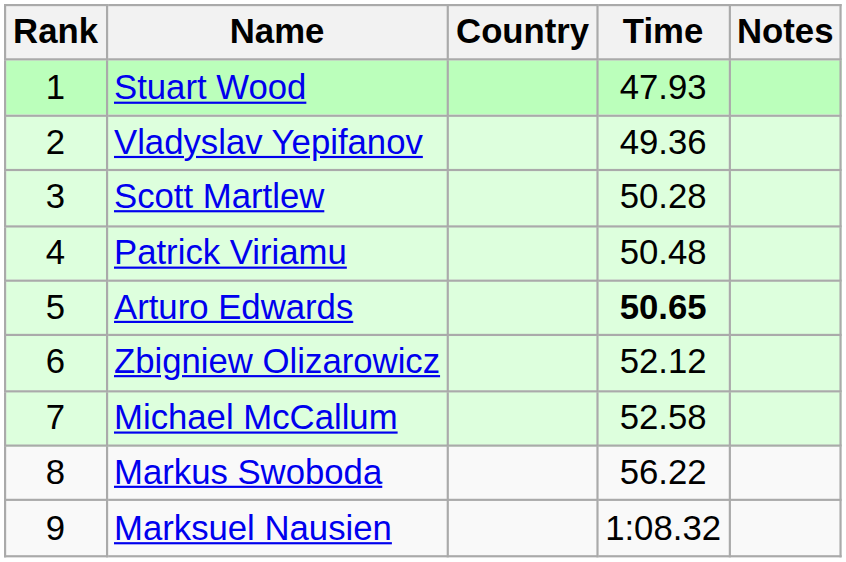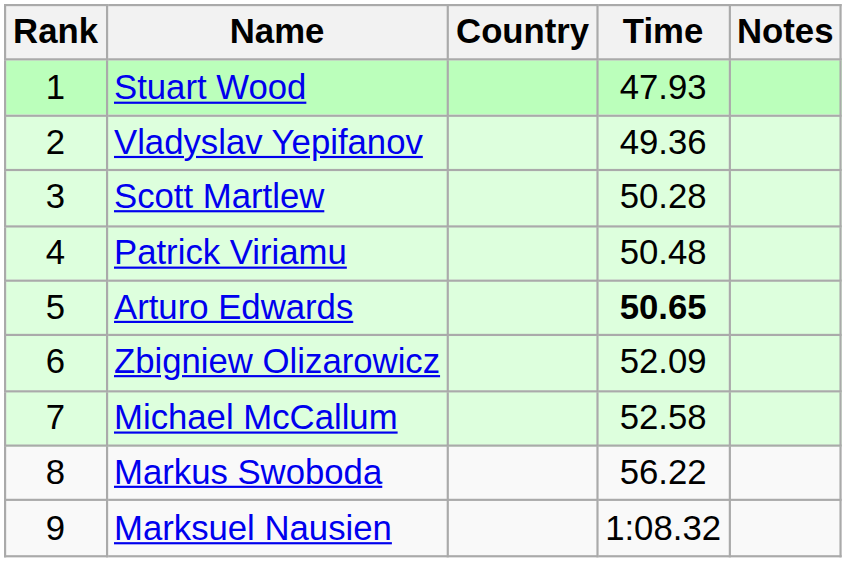(663, 362) 52.12 -> (663, 362) 52.09
